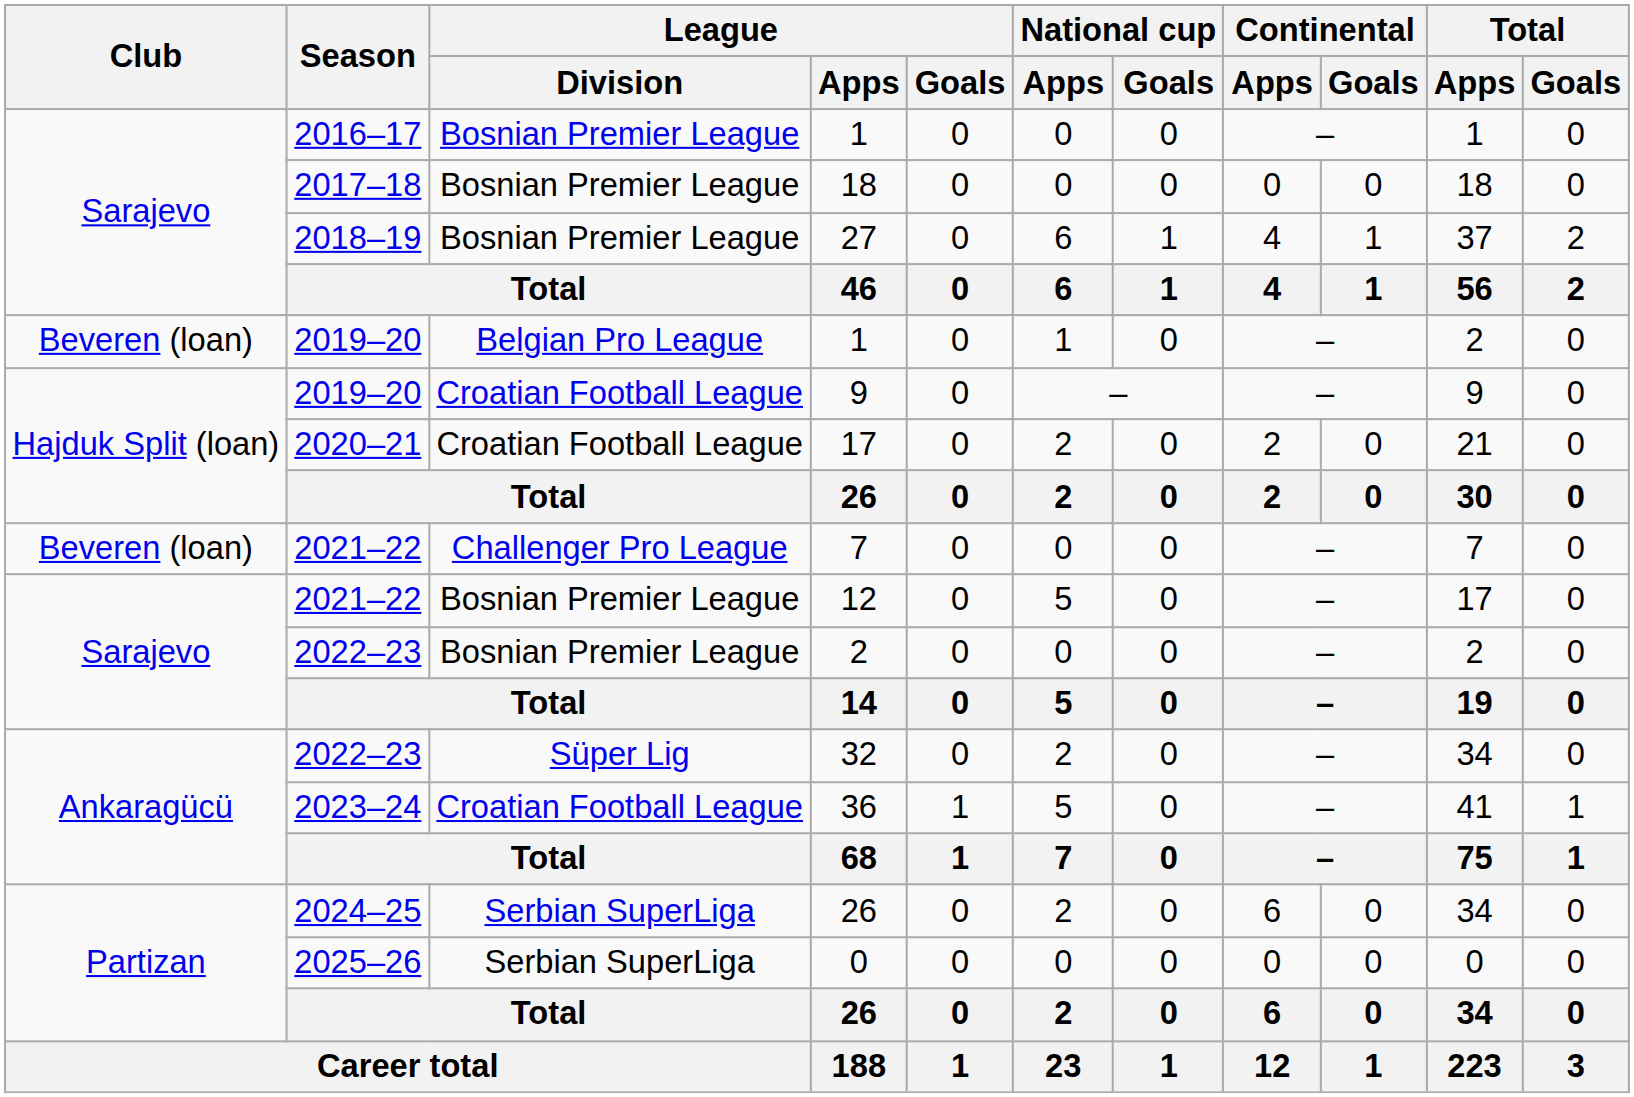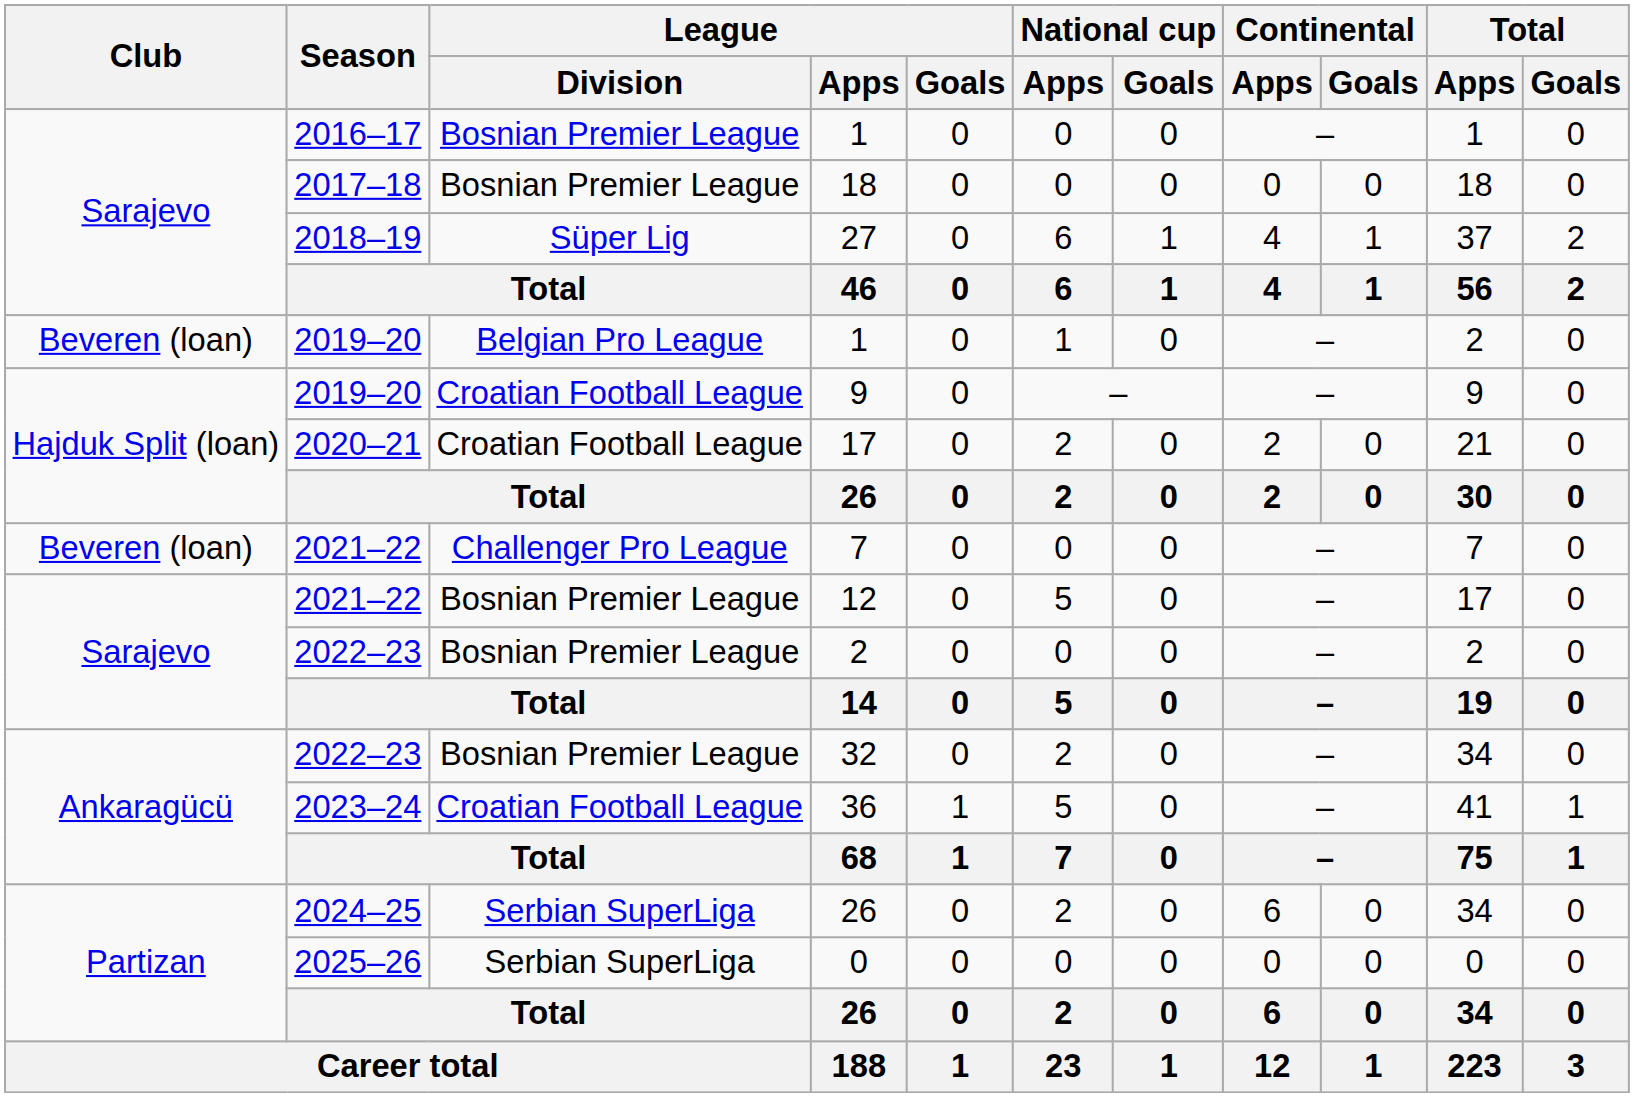(620, 237) Bosnian Premier League -> (620, 237) Süper Lig
(620, 755) Süper Lig -> (620, 755) Bosnian Premier League
